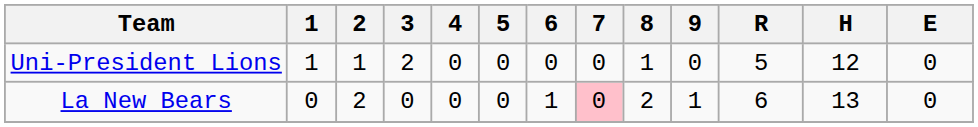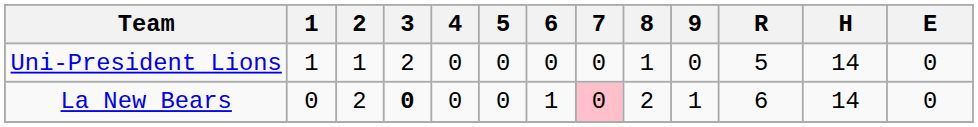(846, 63) 12 -> (846, 63) 14
(407, 102) normal -> (407, 102) bold
(846, 102) 13 -> (846, 102) 14
